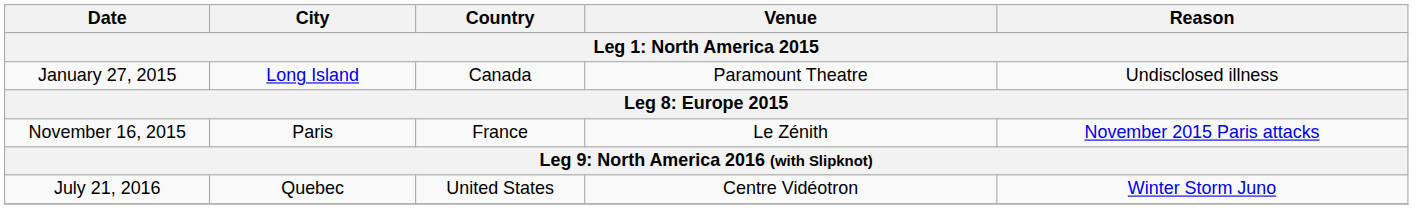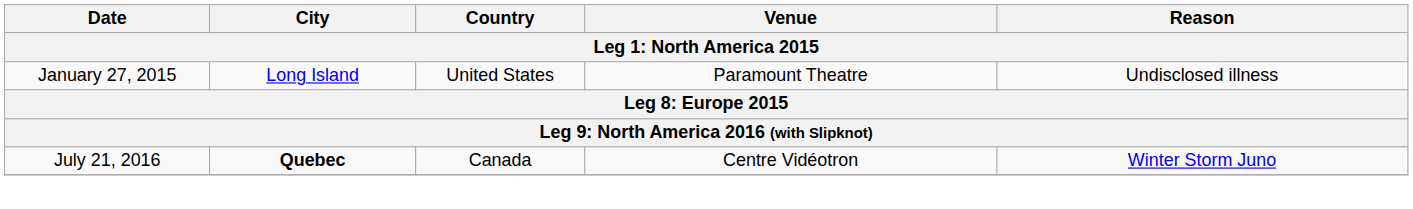(500, 75) Canada -> (500, 75) United States
- row: (107, 132)
(313, 189) normal -> (313, 160) bold
(500, 189) United States -> (500, 160) Canada
